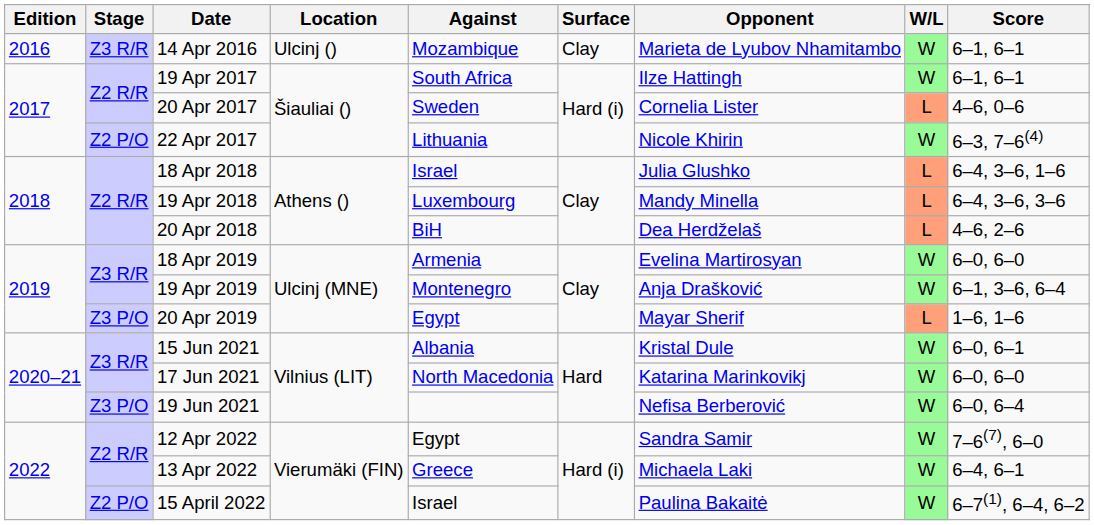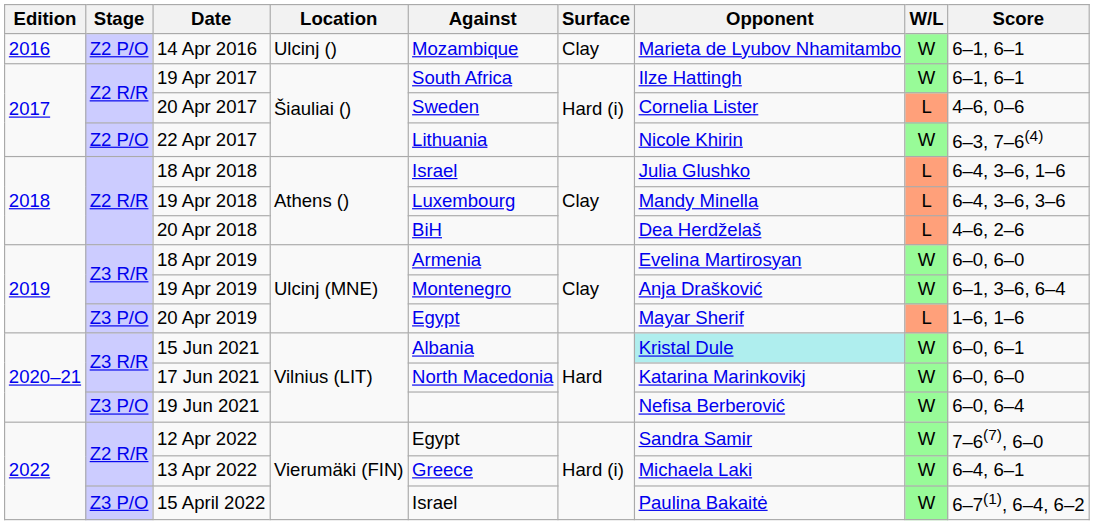(119, 48) Z3 R/R -> (119, 48) Z2 P/O
(686, 348) no background -> (686, 348) paleturquoise background
(119, 502) Z2 P/O -> (119, 502) Z3 P/O
